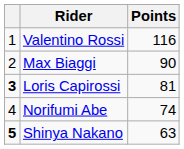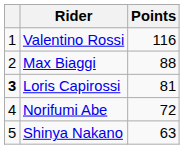(168, 63) 90 -> (168, 63) 88
(168, 110) 74 -> (168, 110) 72
(12, 133) bold -> (12, 133) normal
